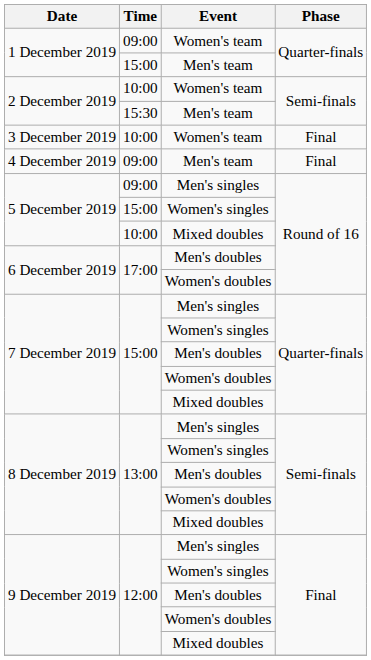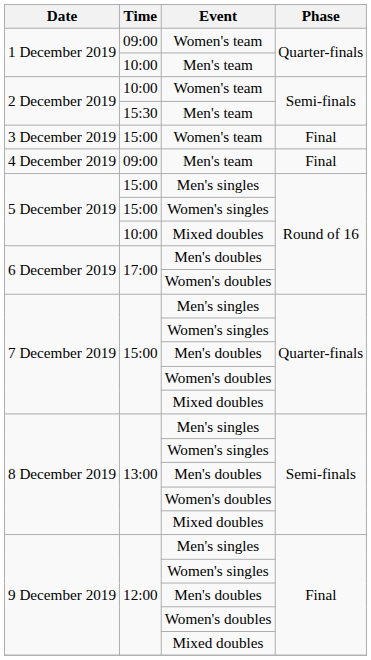(140, 64) 15:00 -> (140, 64) 10:00
(140, 137) 10:00 -> (140, 137) 15:00
(140, 185) 09:00 -> (140, 185) 15:00
